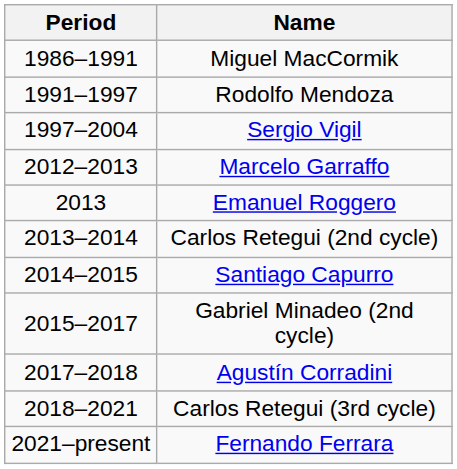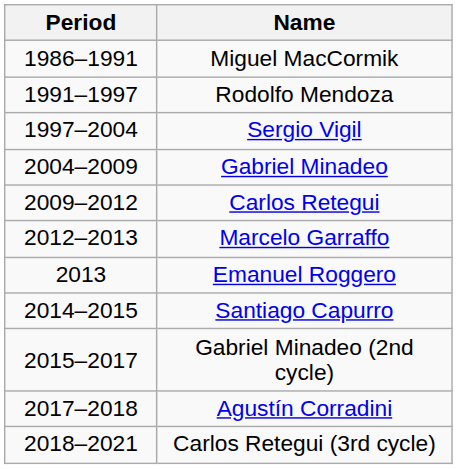+ row: (304, 166)
+ row: (304, 202)
- row: (304, 238)
- row: (304, 444)
